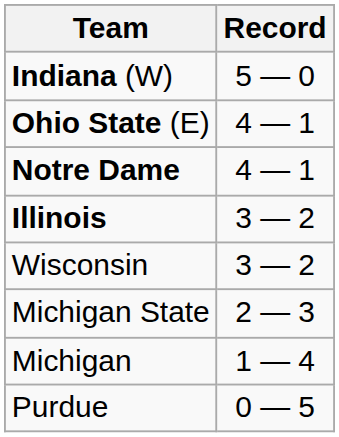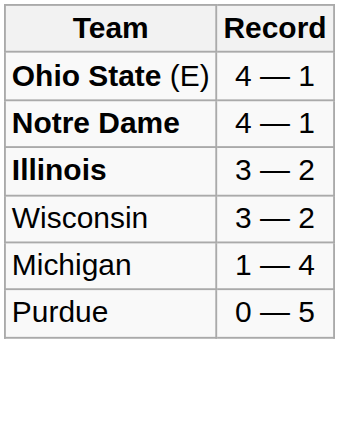- row: (92, 75)
- row: (111, 312)
